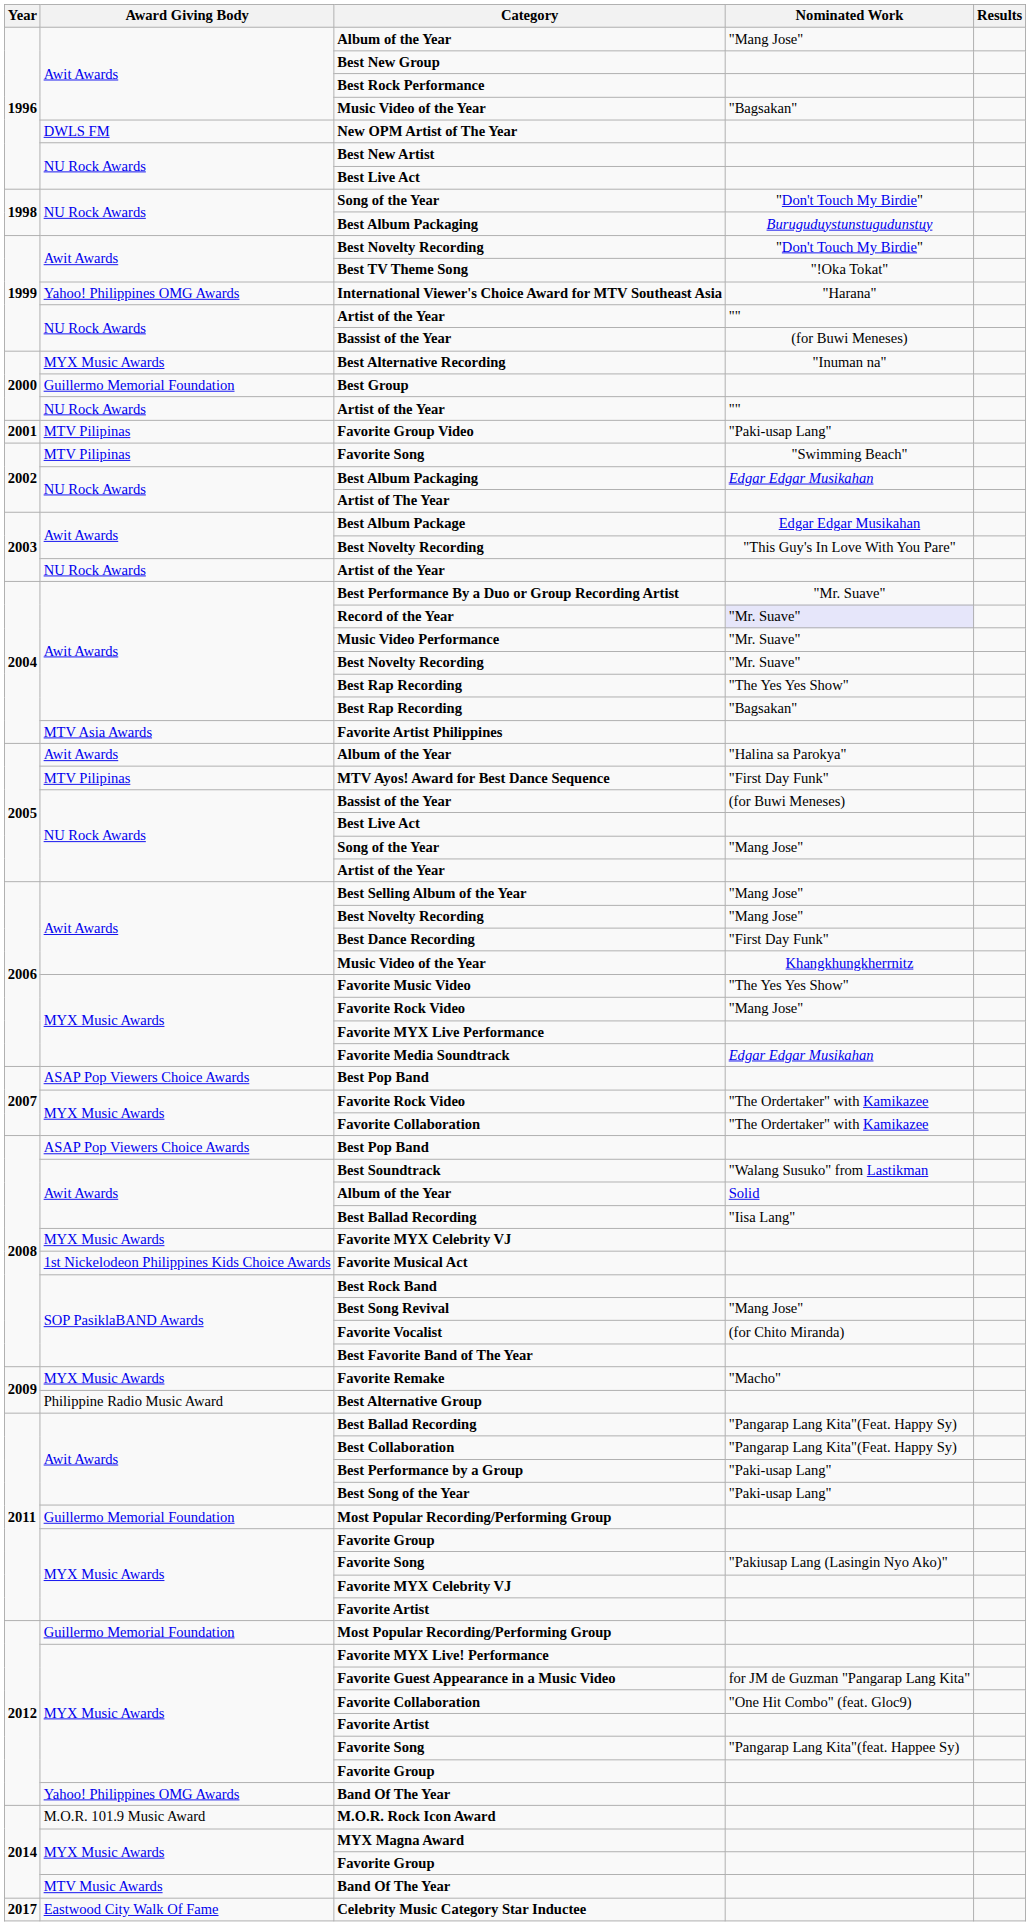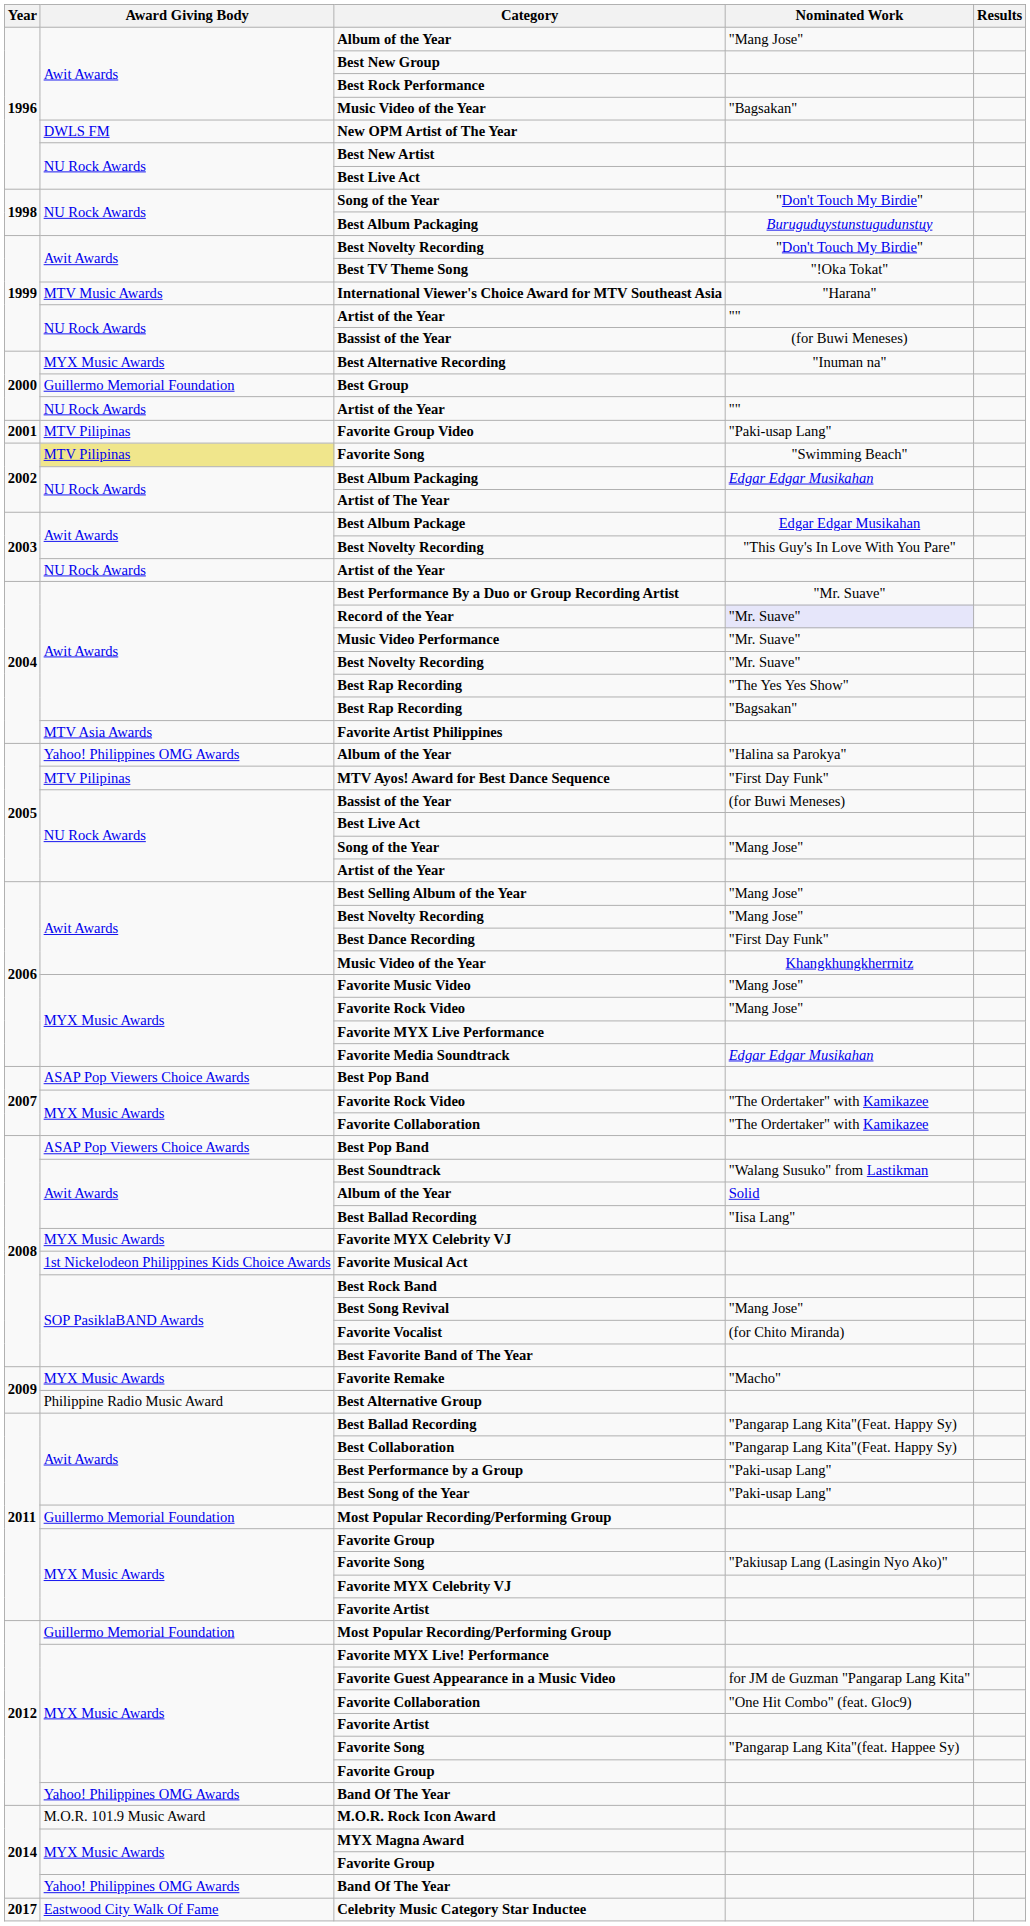(142, 293) Yahoo! Philippines OMG Awards -> (103, 293) MTV Music Awards
(87, 454) no background -> (87, 454) khaki background
(81, 754) Awit Awards -> (142, 754) Yahoo! Philippines OMG Awards
(789, 985) "The Yes Yes Show" -> (766, 985) "Mang Jose"
(103, 1886) MTV Music Awards -> (142, 1886) Yahoo! Philippines OMG Awards
